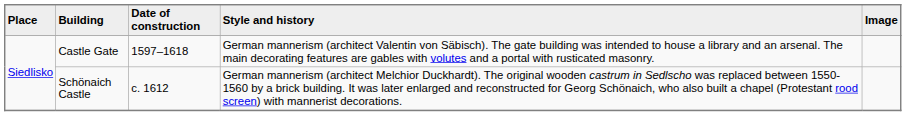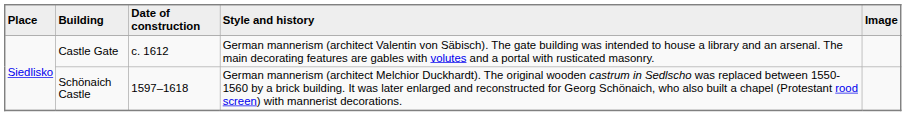(160, 51) 1597–1618 -> (150, 51) c. 1612
(150, 88) c. 1612 -> (160, 88) 1597–1618
